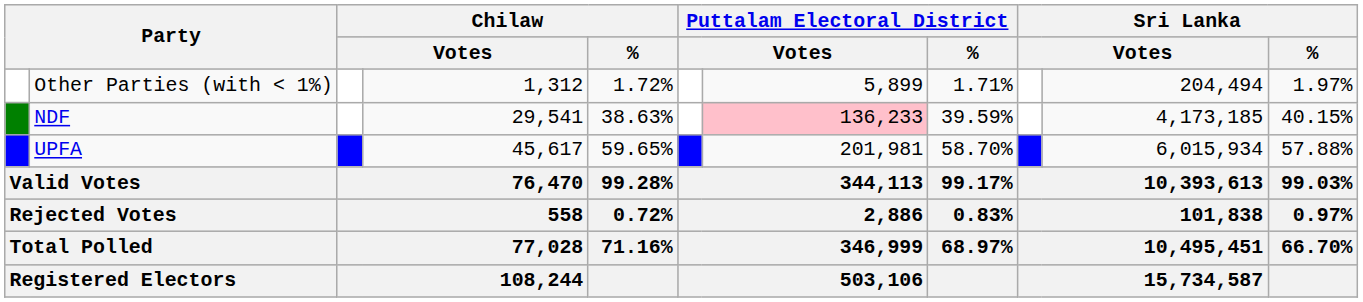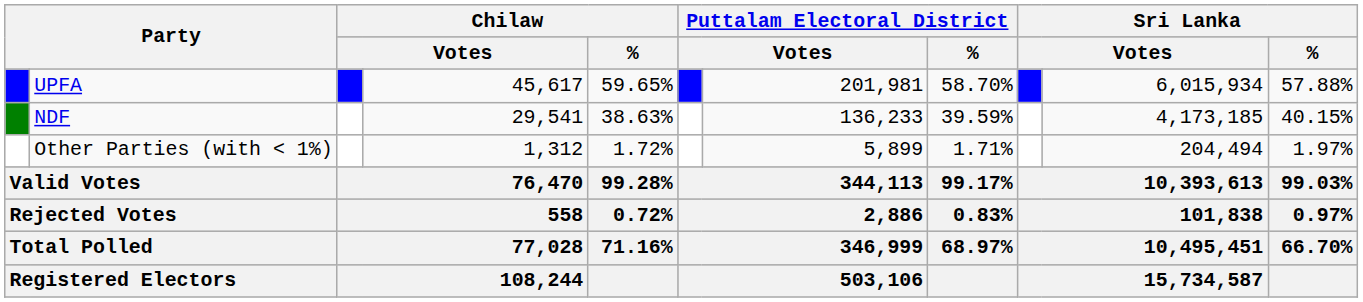rows swapped: (58, 151) <-> (183, 86)
(881, 118) pink background -> (881, 118) no background
